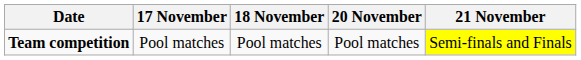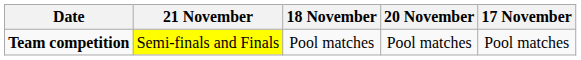columns swapped: (182, 17) <-> (500, 17)
